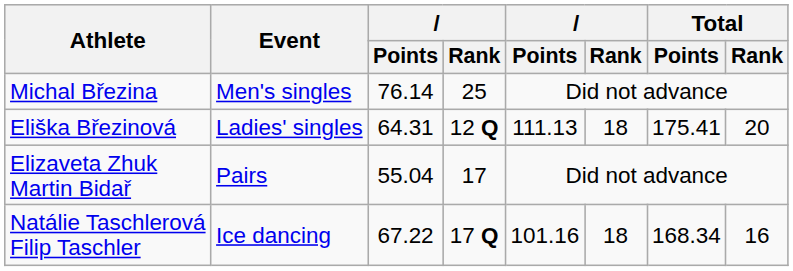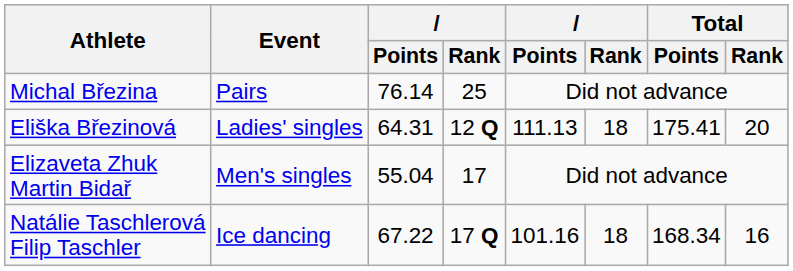(284, 92) Men's singles -> (242, 92) Pairs
(242, 175) Pairs -> (284, 175) Men's singles
